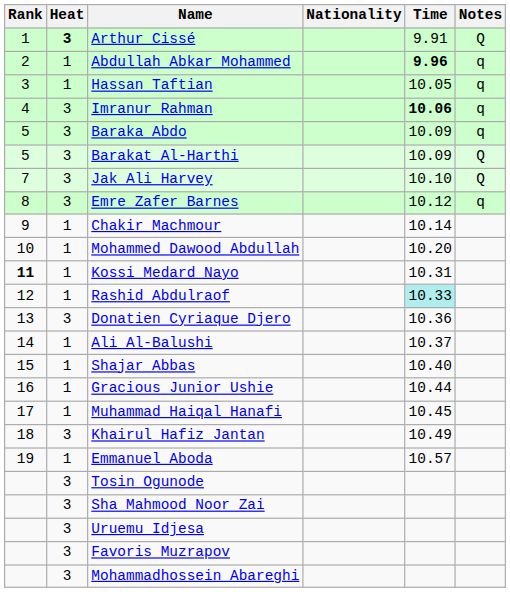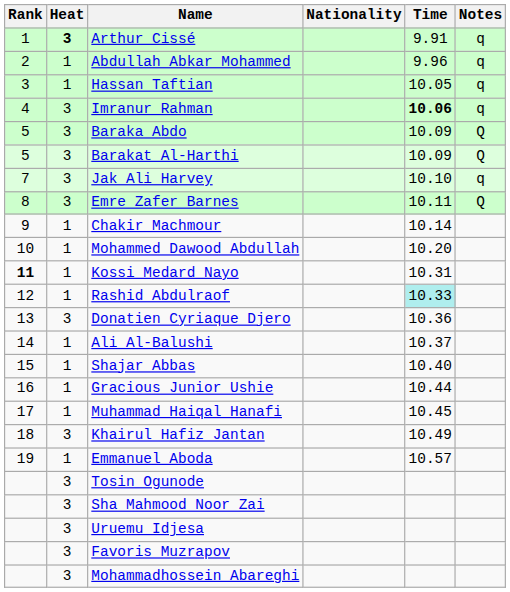(481, 40) Q -> (481, 40) q
(430, 63) bold -> (430, 63) normal
(481, 133) q -> (481, 133) Q
(481, 180) Q -> (481, 180) q
(430, 203) 10.12 -> (430, 203) 10.11
(481, 203) q -> (481, 203) Q
